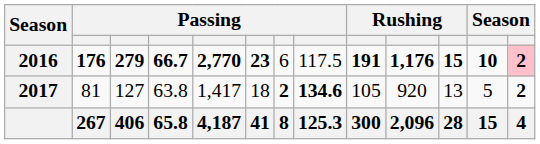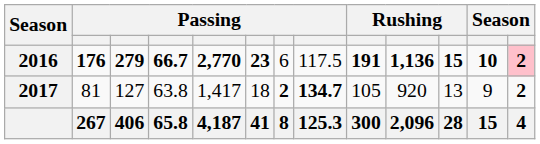(412, 60) 1,176 -> (412, 60) 1,136
(320, 91) 134.6 -> (320, 91) 134.7
(488, 91) 5 -> (488, 91) 9
